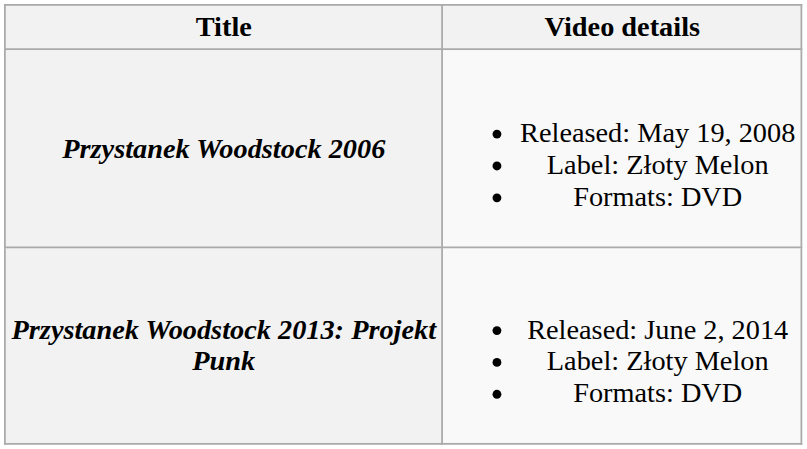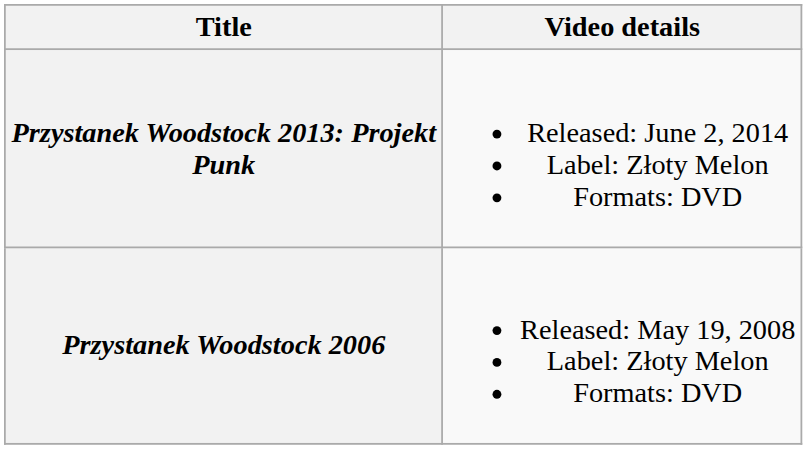rows swapped: (224, 147) <-> (224, 345)
